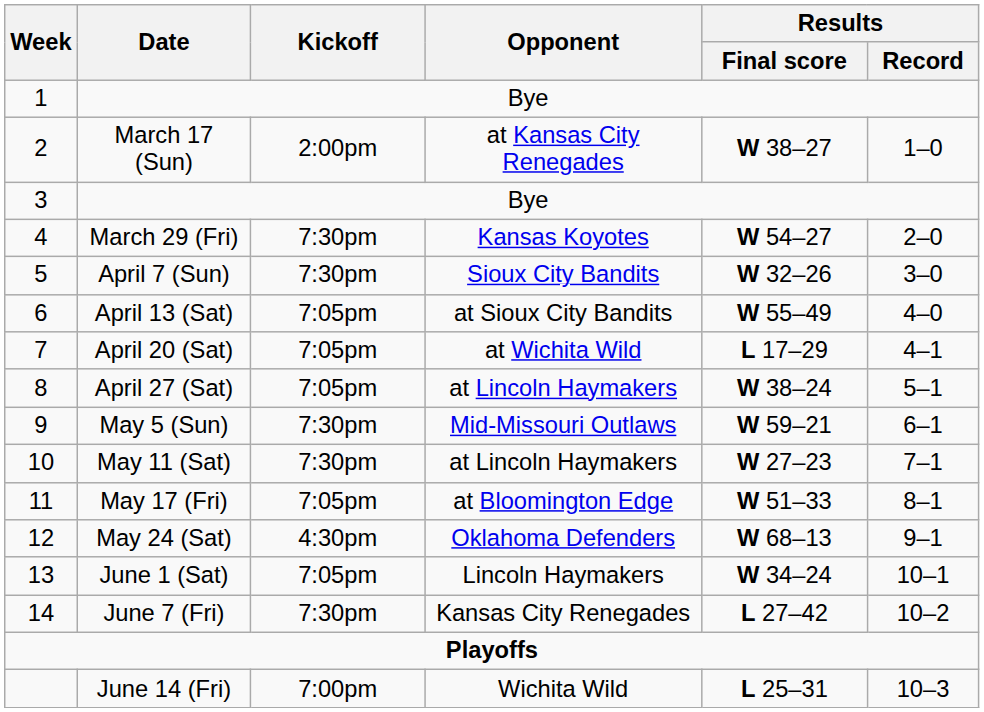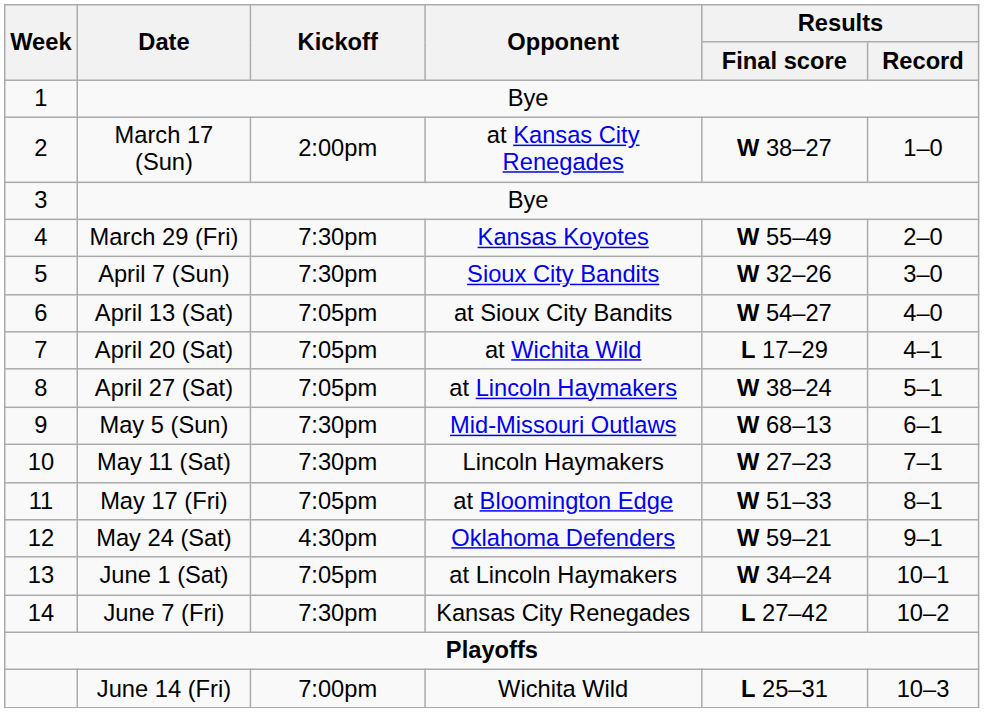(784, 237) W 54–27 -> (784, 237) W 55–49
(784, 312) W 55–49 -> (784, 312) W 54–27
(784, 425) W 59–21 -> (784, 425) W 68–13
(563, 463) at Lincoln Haymakers -> (563, 463) Lincoln Haymakers
(784, 538) W 68–13 -> (784, 538) W 59–21
(563, 575) Lincoln Haymakers -> (563, 575) at Lincoln Haymakers
